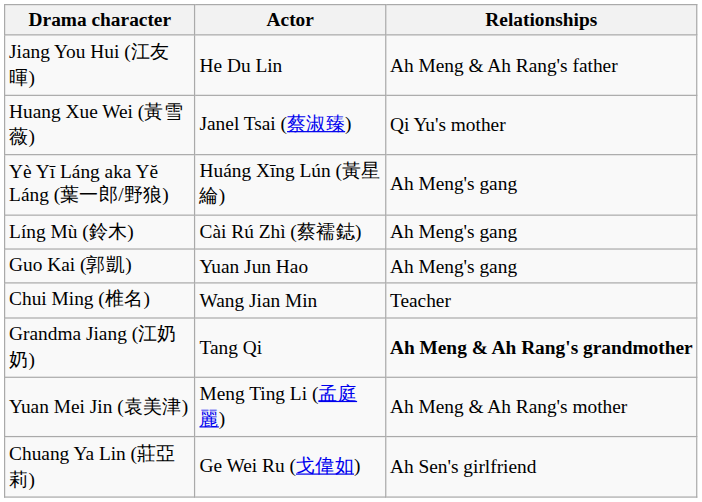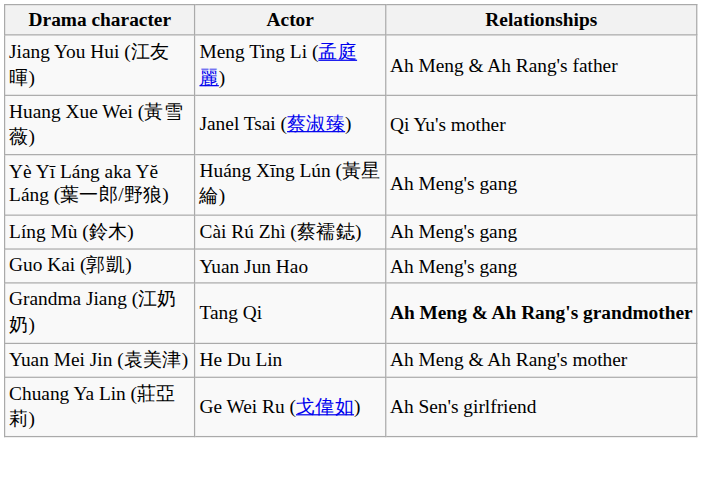(241, 65) He Du Lin -> (278, 64) Meng Ting Li (孟庭麗)
- row: (80, 299)
(278, 406) Meng Ting Li (孟庭麗) -> (241, 360) He Du Lin
